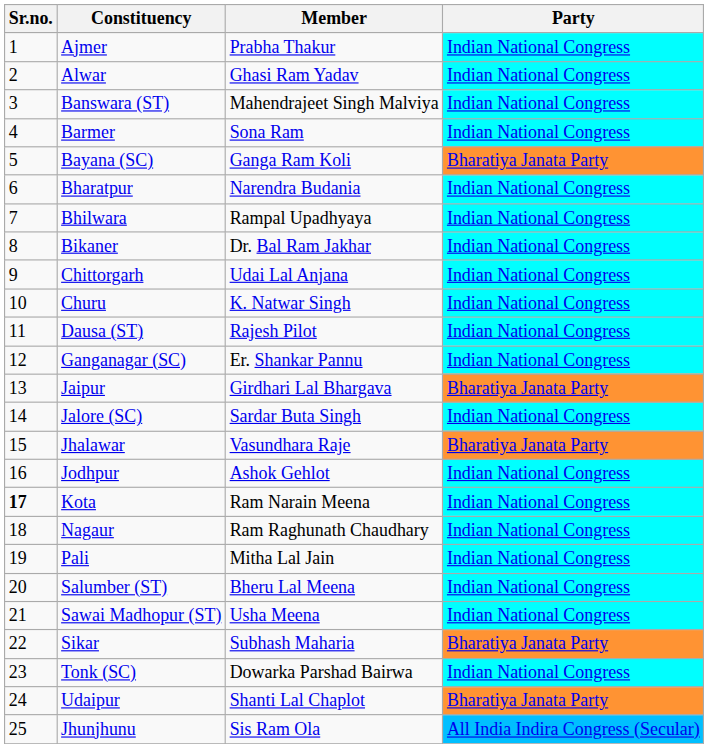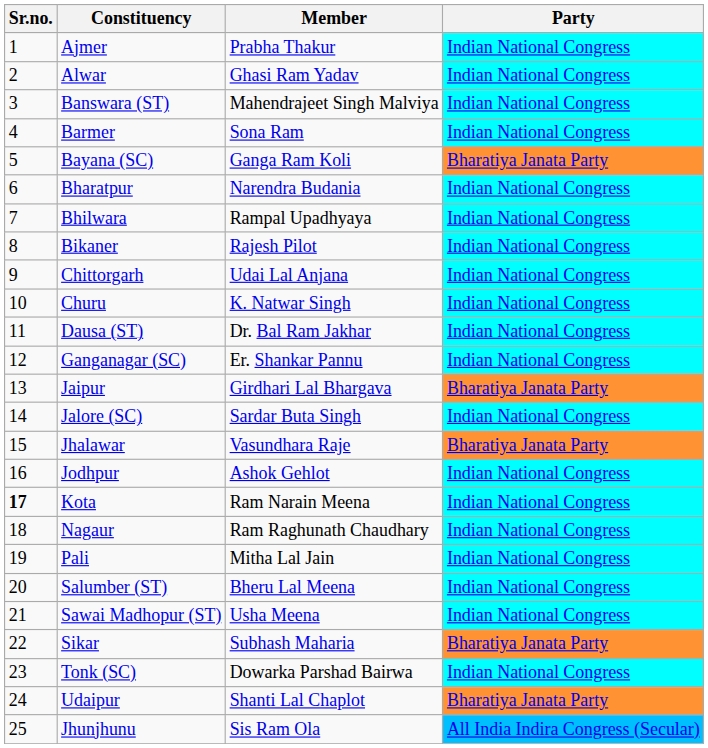(300, 246) Dr. Bal Ram Jakhar -> (273, 246) Rajesh Pilot
(273, 331) Rajesh Pilot -> (300, 331) Dr. Bal Ram Jakhar
